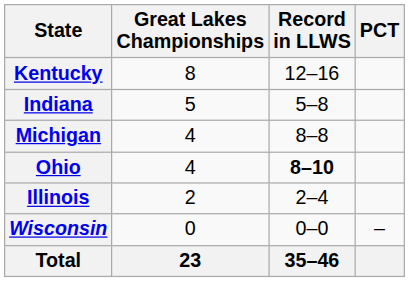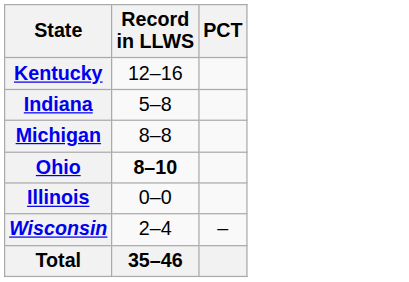- column: (190, 31)
(312, 198) 2–4 -> (155, 198) 0–0
(312, 229) 0–0 -> (155, 229) 2–4
